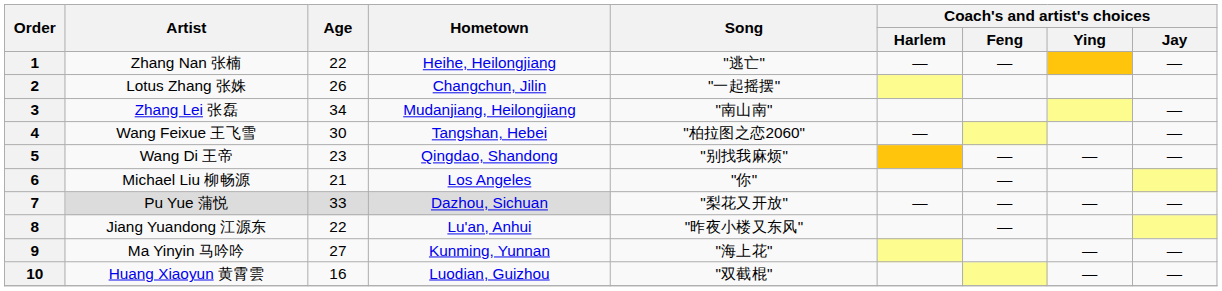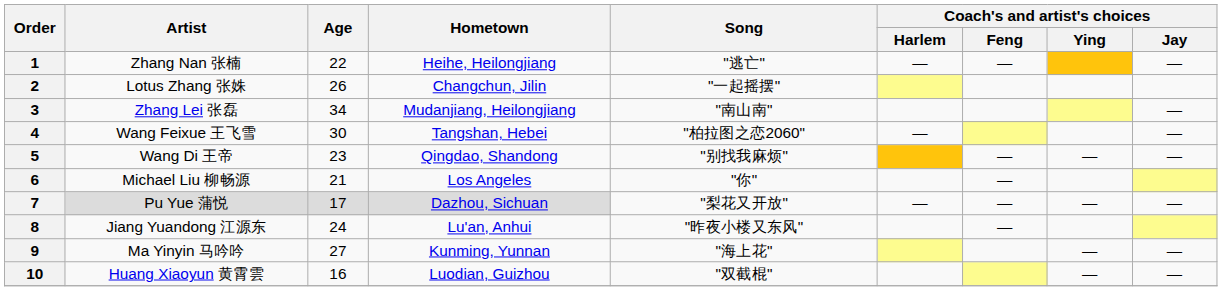(338, 203) 33 -> (338, 203) 17
(338, 227) 22 -> (338, 227) 24
